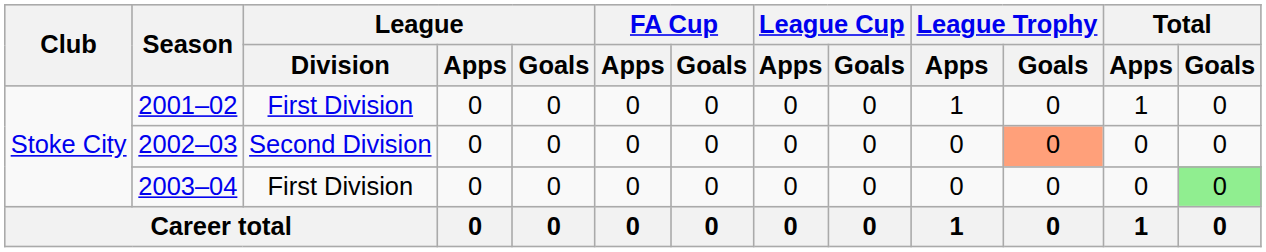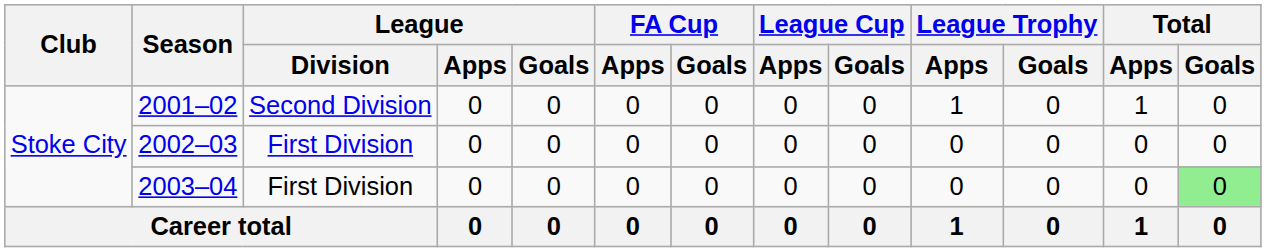(340, 105) First Division -> (340, 105) Second Division
(340, 145) Second Division -> (340, 145) First Division
(1053, 145) lightsalmon background -> (1053, 145) no background
